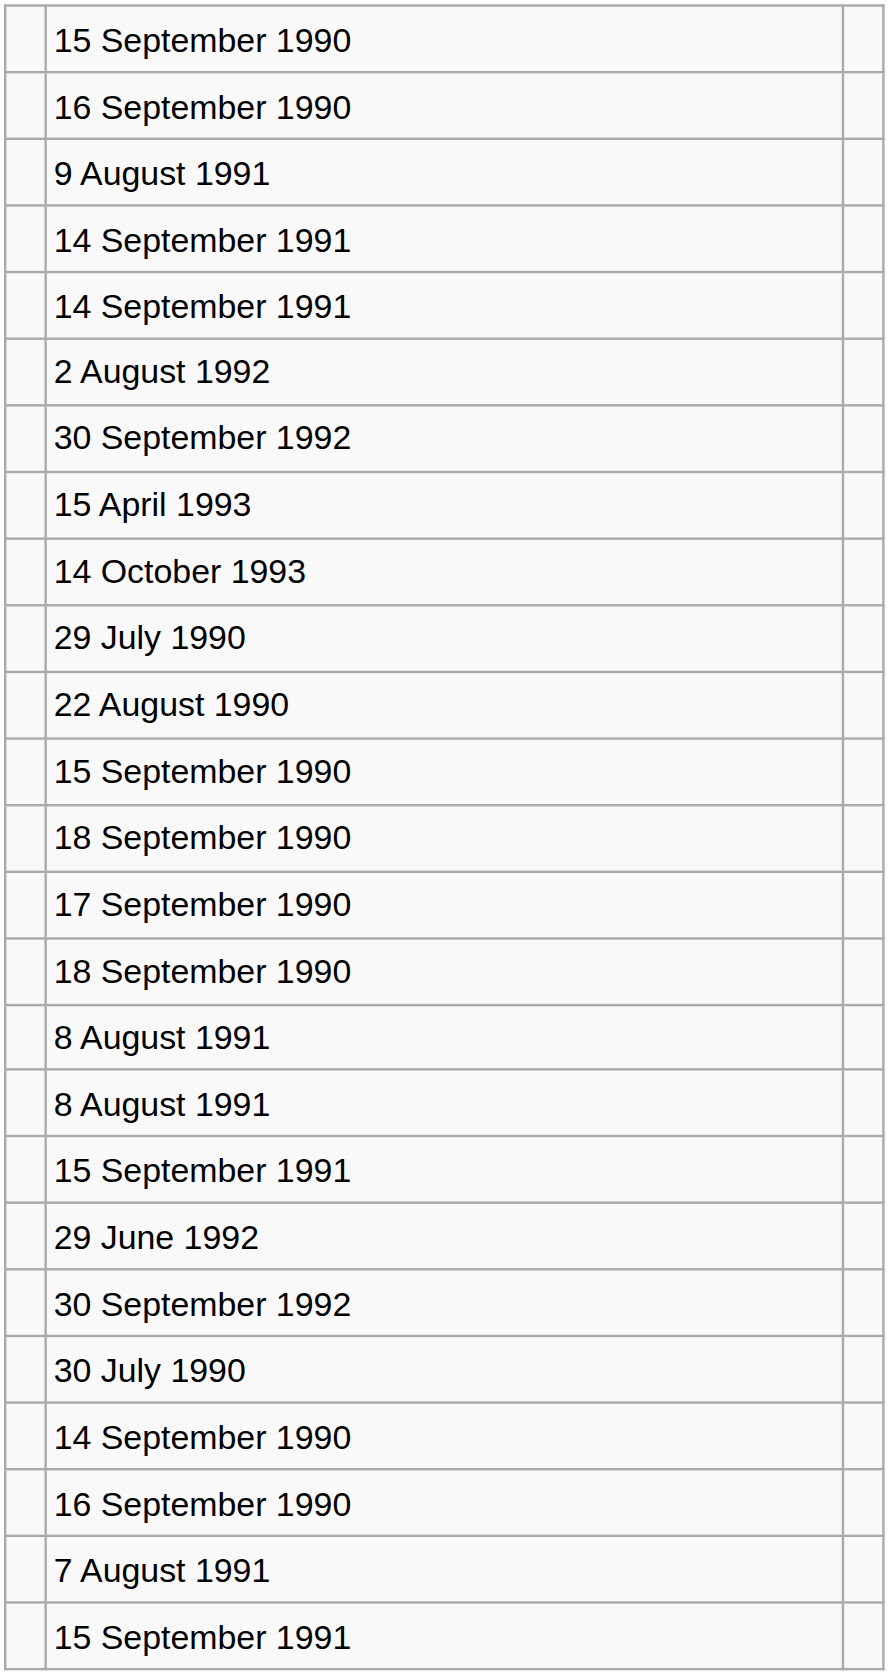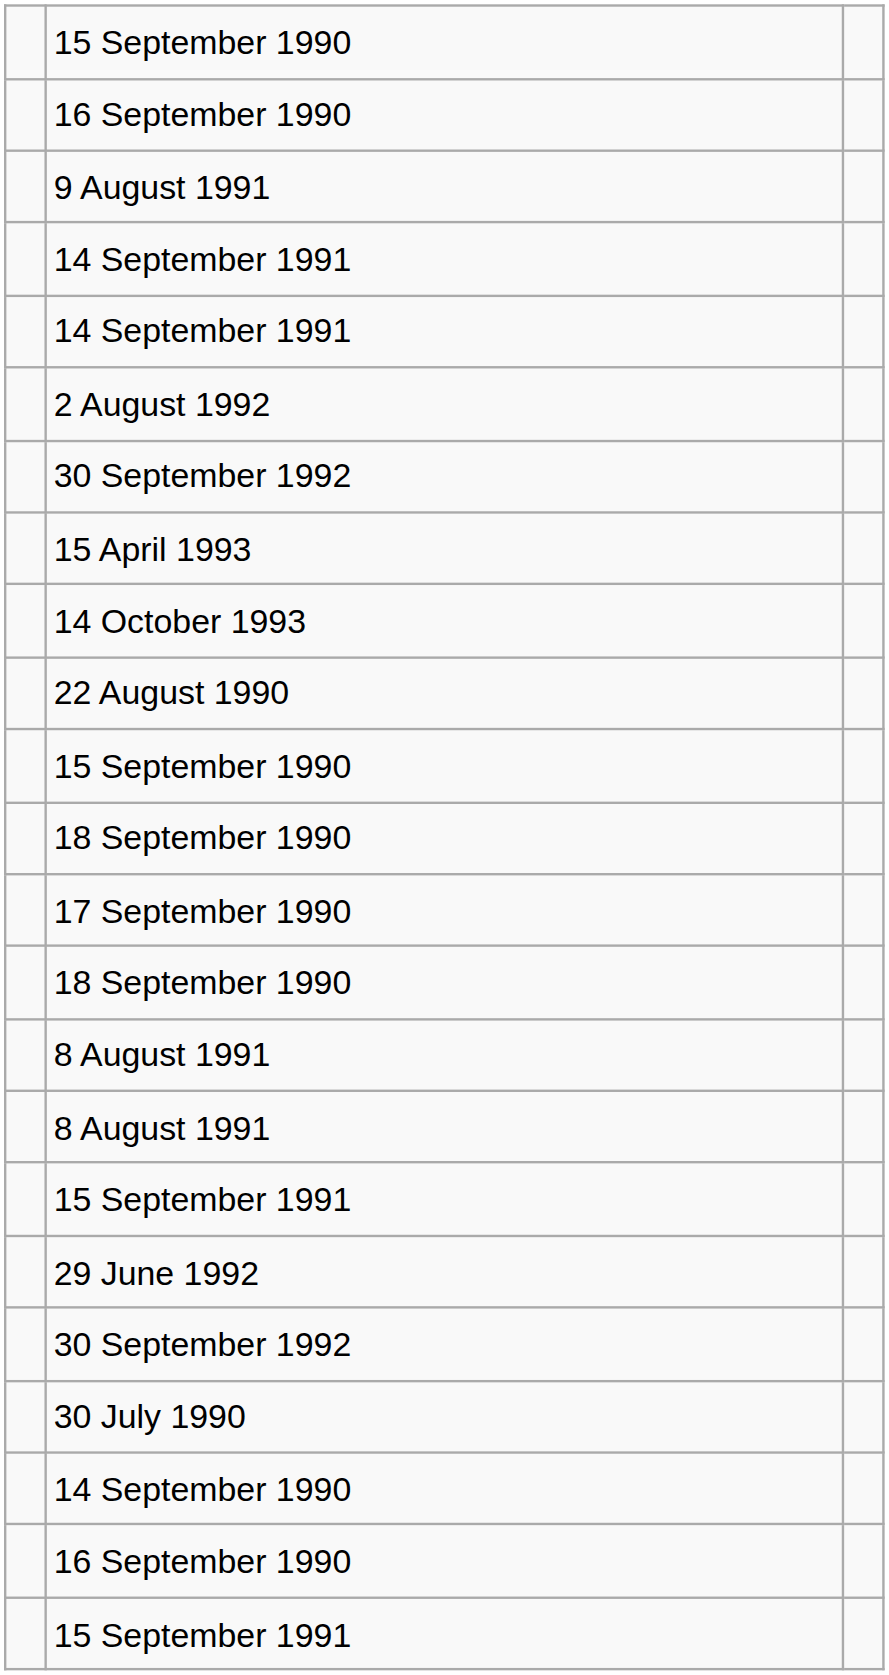- row: (25, 638)
- row: (25, 1569)
